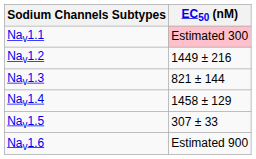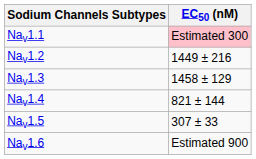(198, 79) 821 ± 144 -> (201, 79) 1458 ± 129
(201, 100) 1458 ± 129 -> (198, 100) 821 ± 144
